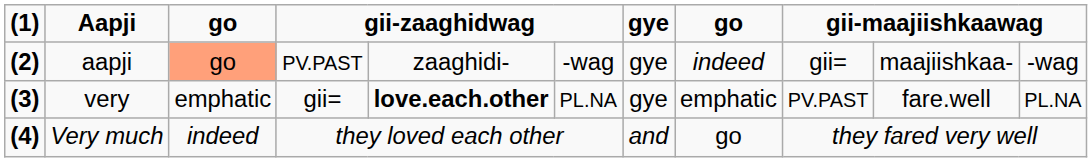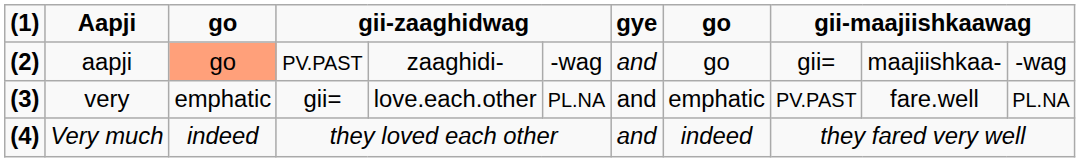(649, 61) gye -> (637, 61) and
(728, 61) indeed -> (717, 61) go
(461, 99) bold -> (455, 99) normal
(649, 99) gye -> (637, 99) and
(728, 136) go -> (717, 136) indeed
